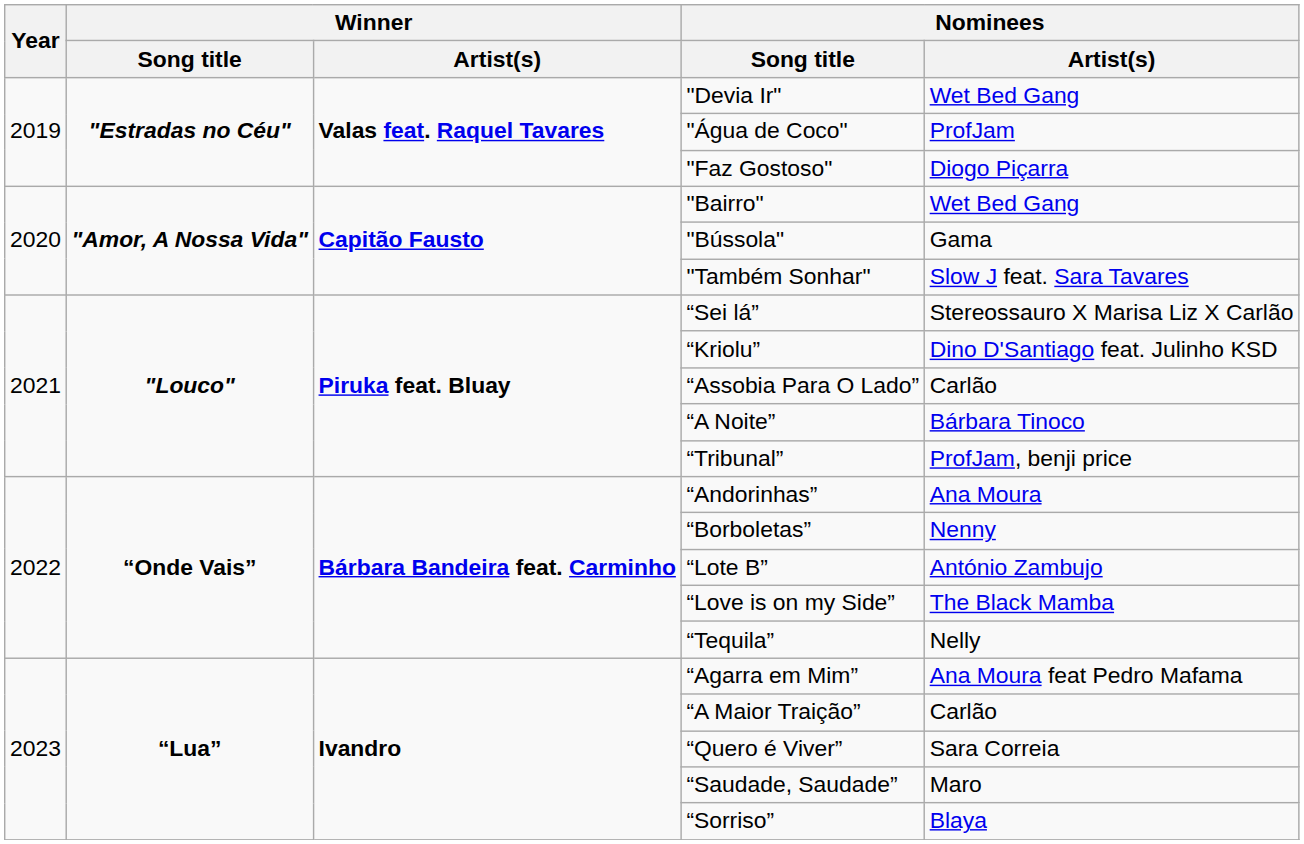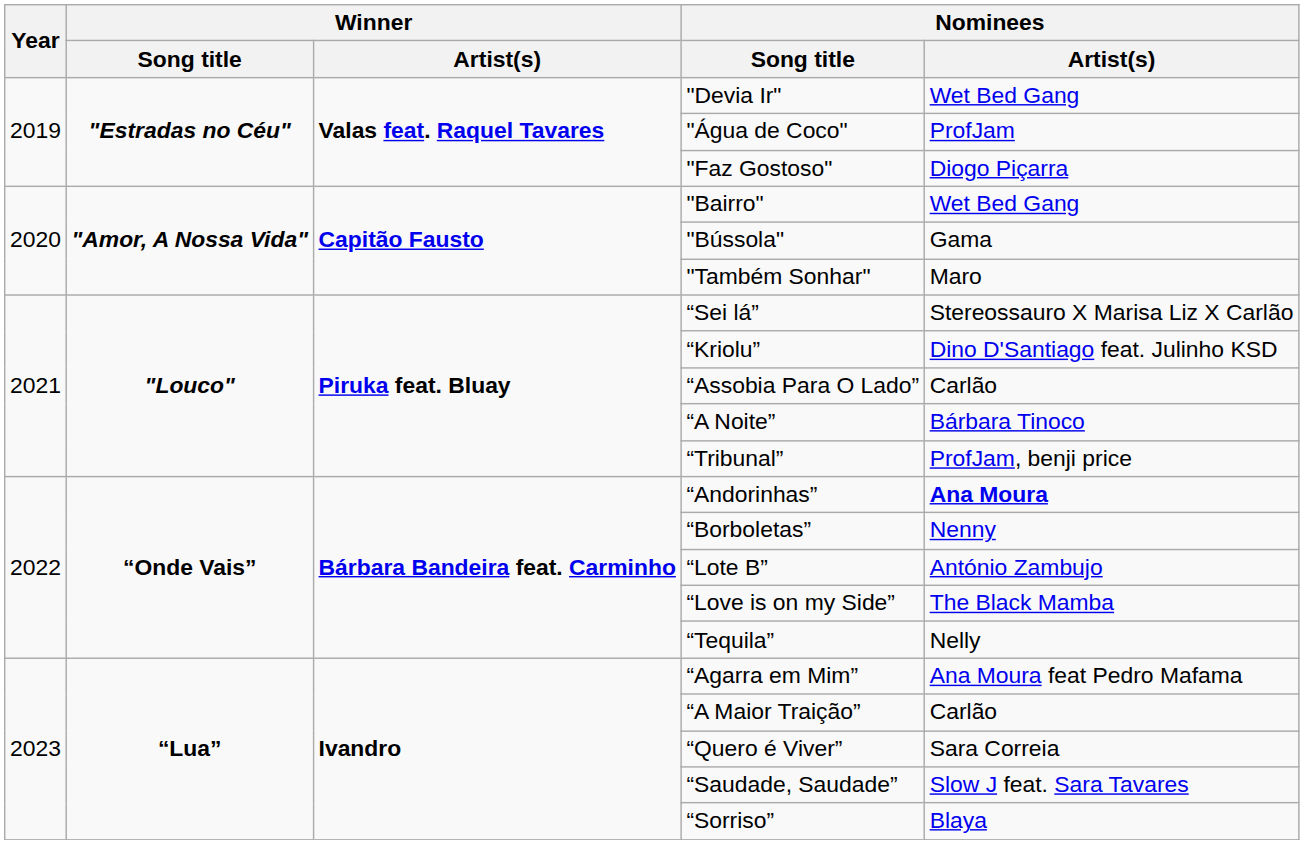(1059, 276) Slow J feat. Sara Tavares -> (956, 276) Maro
(986, 494) normal -> (989, 494) bold
(956, 784) Maro -> (1059, 784) Slow J feat. Sara Tavares
